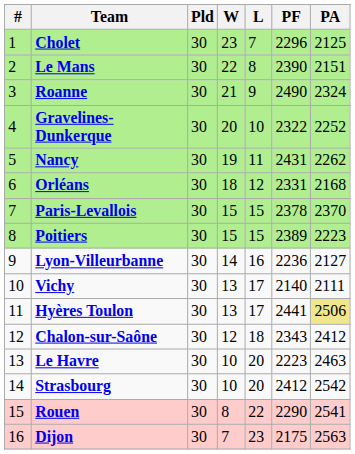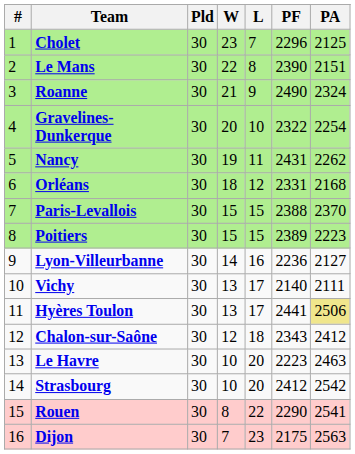(330, 126) 2252 -> (330, 126) 2254
(291, 210) 2378 -> (291, 210) 2388
